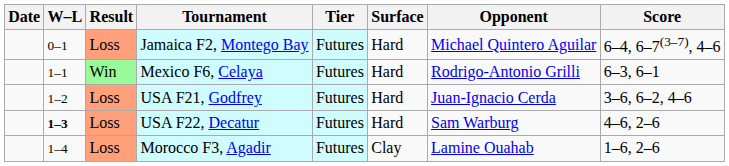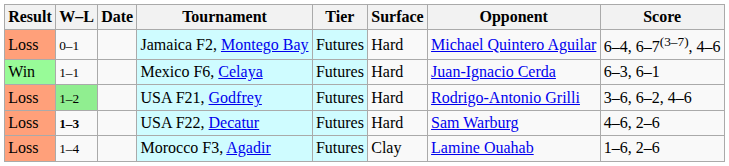columns swapped: (111, 17) <-> (24, 17)
(506, 72) Rodrigo-Antonio Grilli -> (493, 72) Juan-Ignacio Cerda
(58, 98) no background -> (69, 98) lightgreen background
(493, 97) Juan-Ignacio Cerda -> (506, 97) Rodrigo-Antonio Grilli
